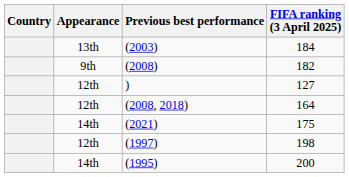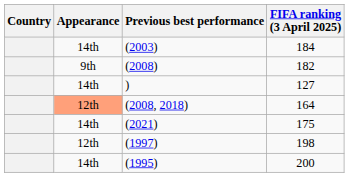(88, 47) 13th -> (88, 47) 14th
(88, 85) 12th -> (88, 85) 14th
(88, 104) no background -> (88, 104) lightsalmon background
